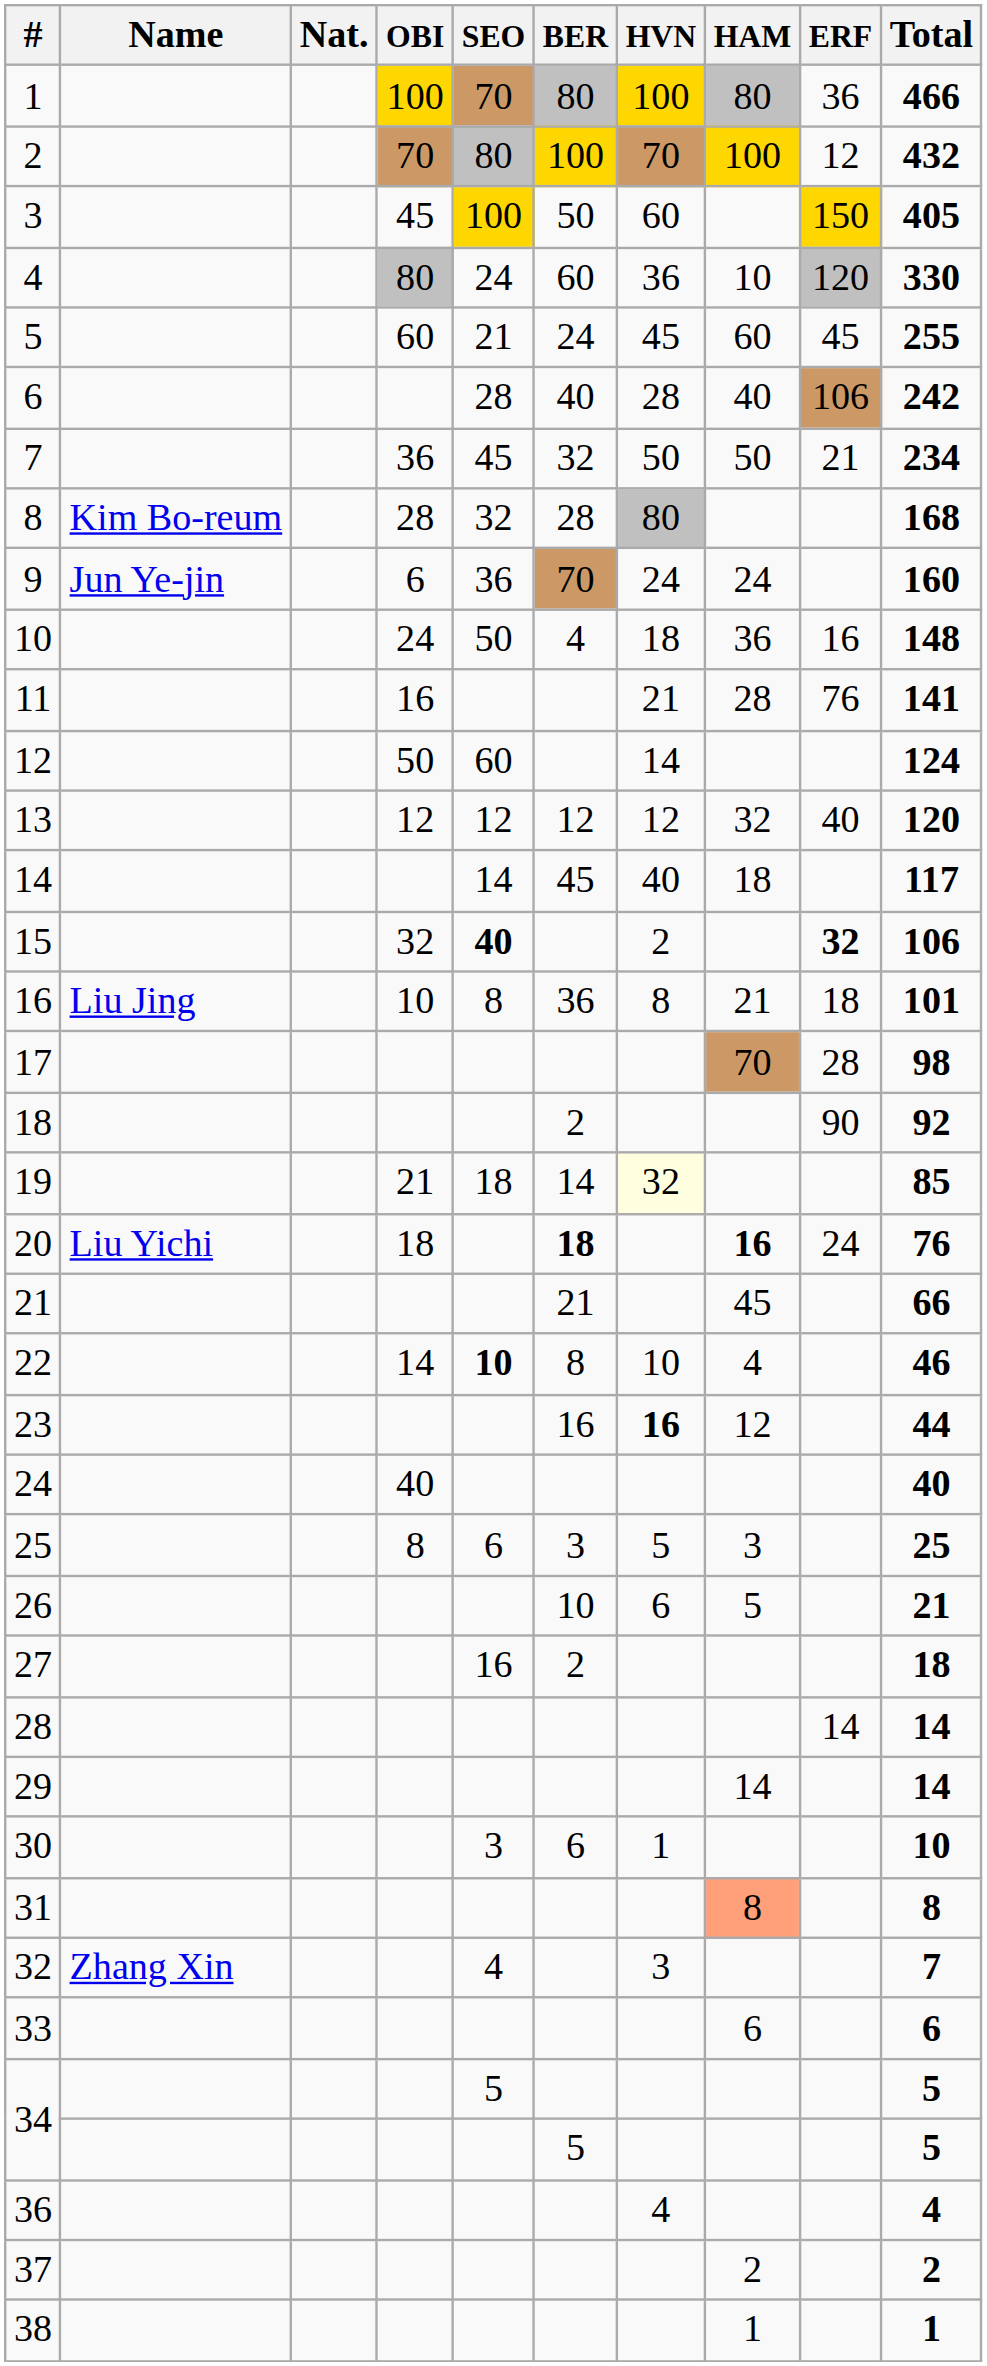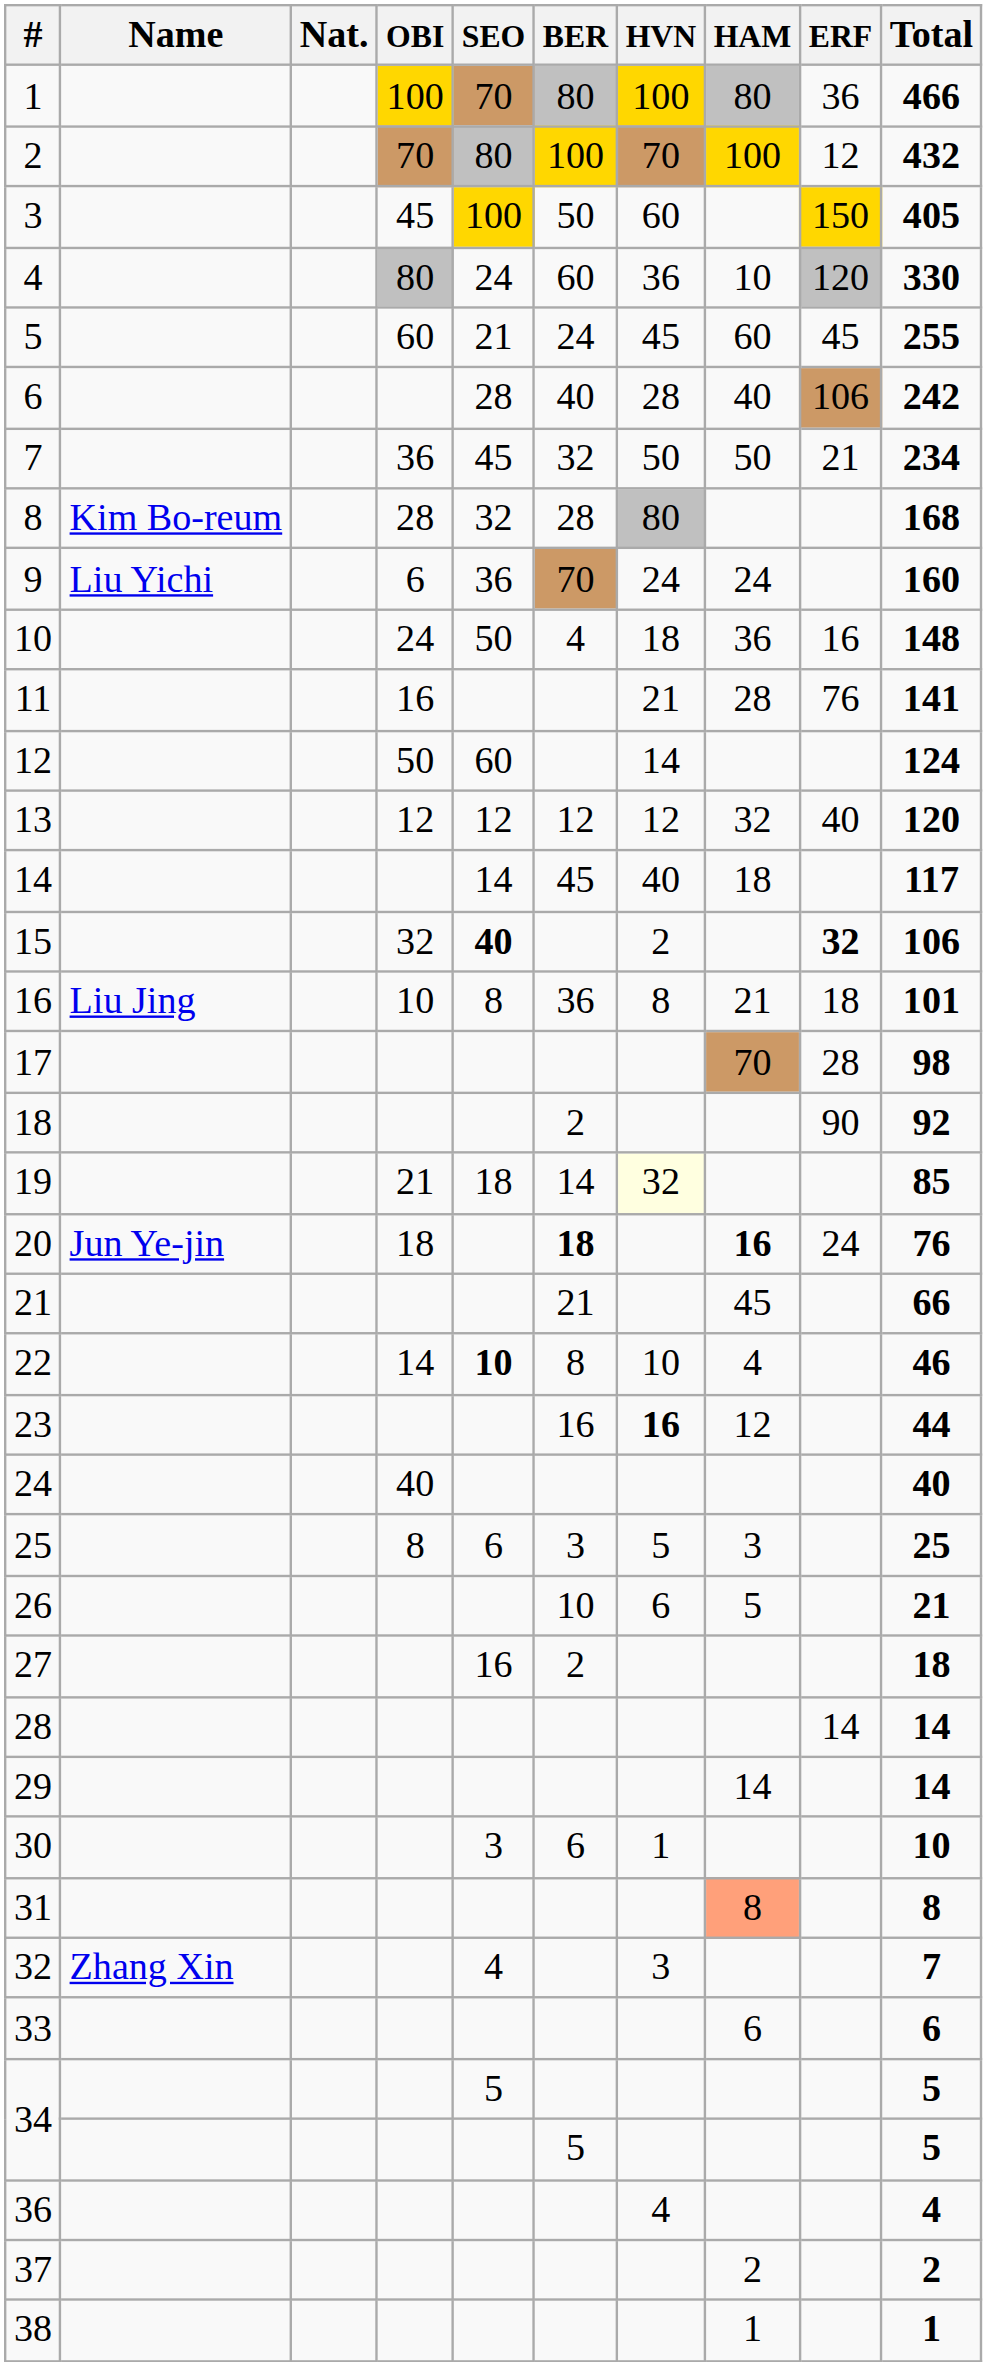(147, 578) Jun Ye-jin -> (141, 578) Liu Yichi
(141, 1242) Liu Yichi -> (147, 1242) Jun Ye-jin
